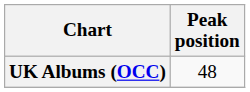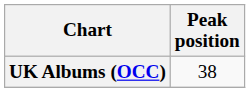(207, 71) 48 -> (207, 71) 38
